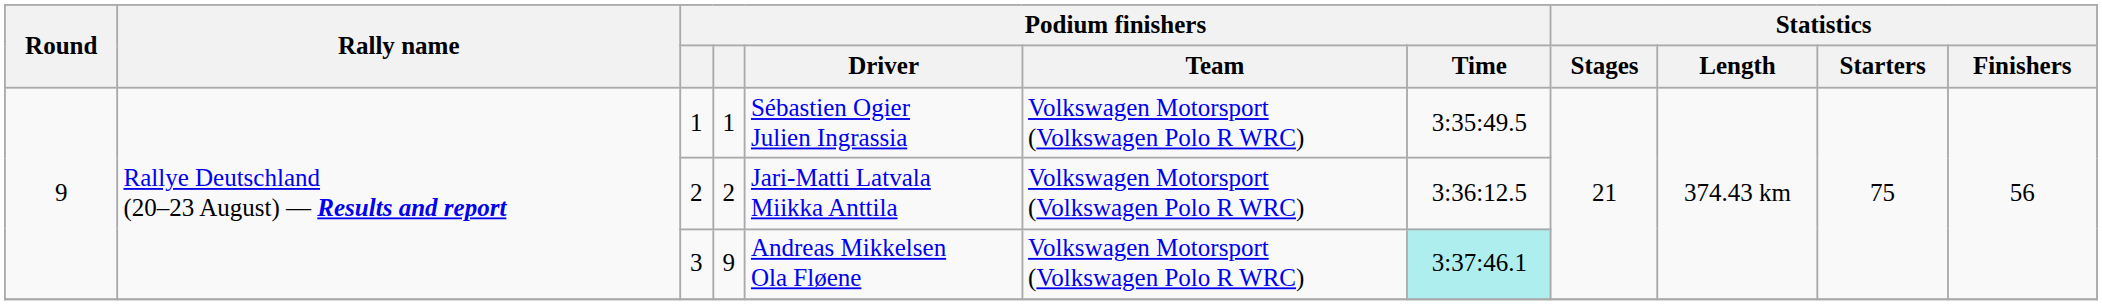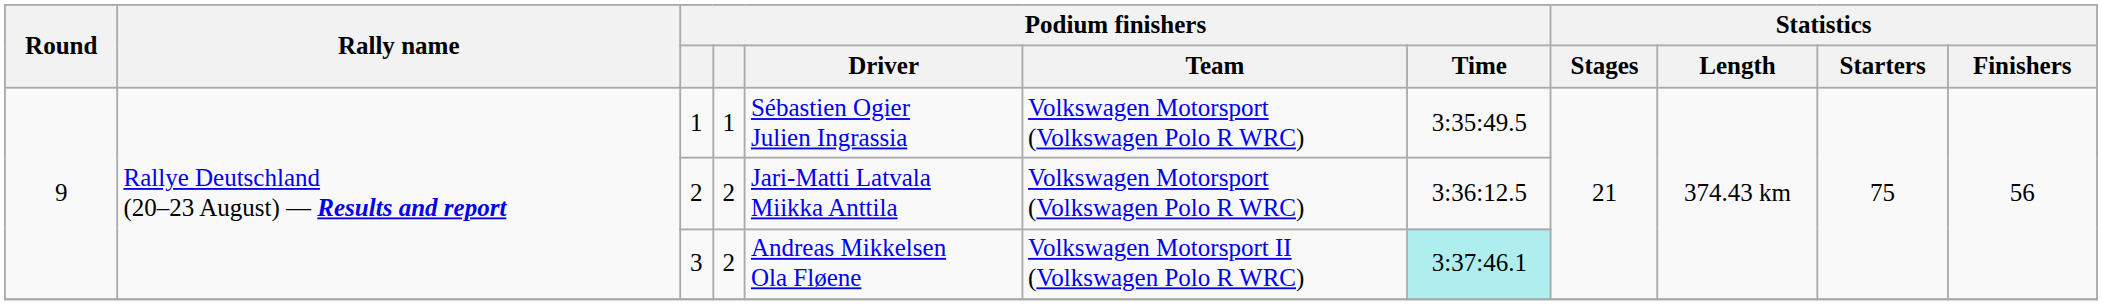(729, 263) 9 -> (729, 263) 2
(1166, 263) Volkswagen Motorsport (Volkswagen Polo R WRC) -> (1166, 263) Volkswagen Motorsport II (Volkswagen Polo R WRC)
